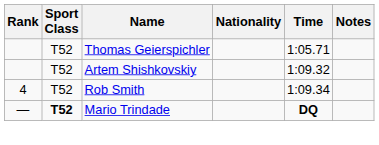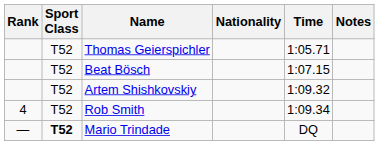+ row: (117, 69)
(308, 110) bold -> (308, 130) normal
